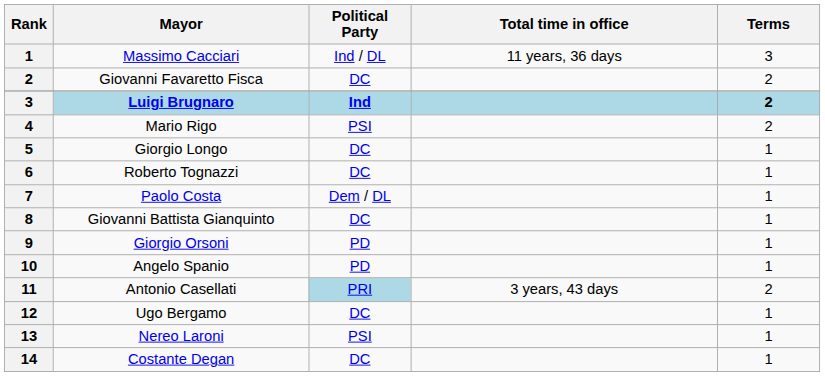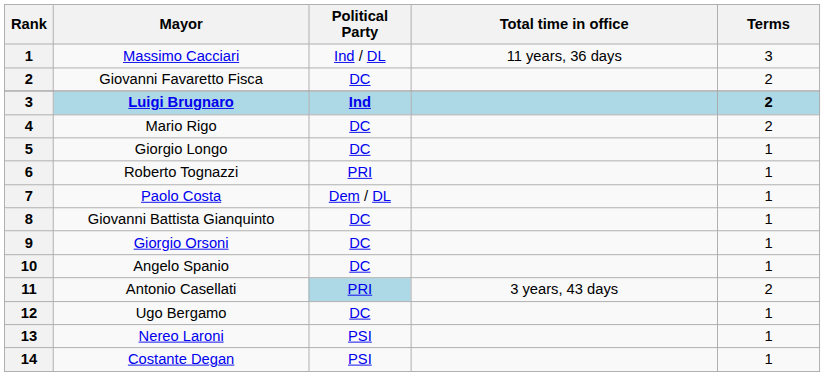(360, 126) PSI -> (360, 126) DC
(360, 172) DC -> (360, 172) PRI
(360, 242) PD -> (360, 242) DC
(360, 266) PD -> (360, 266) DC
(360, 359) DC -> (360, 359) PSI
